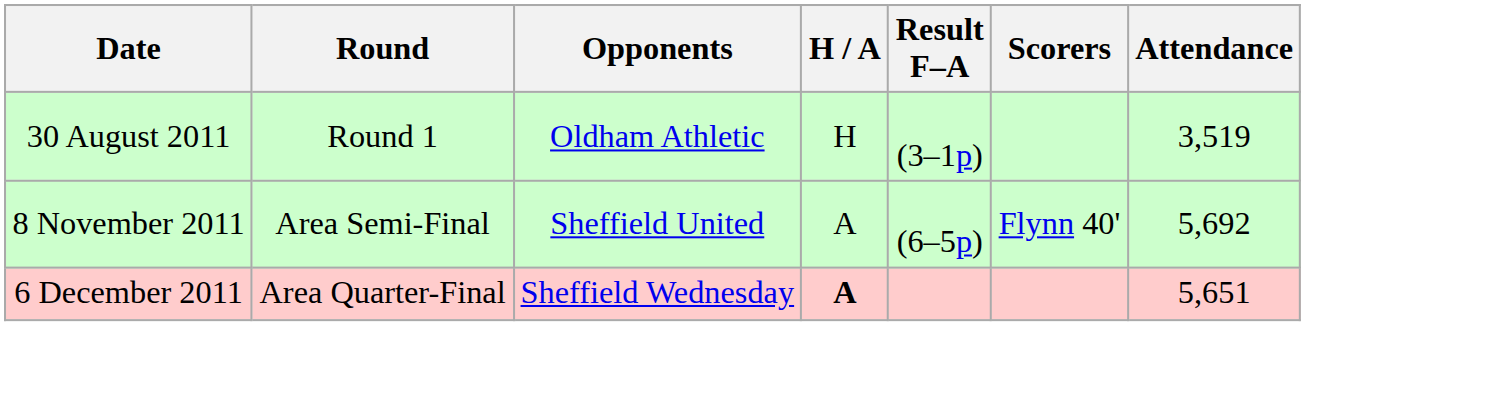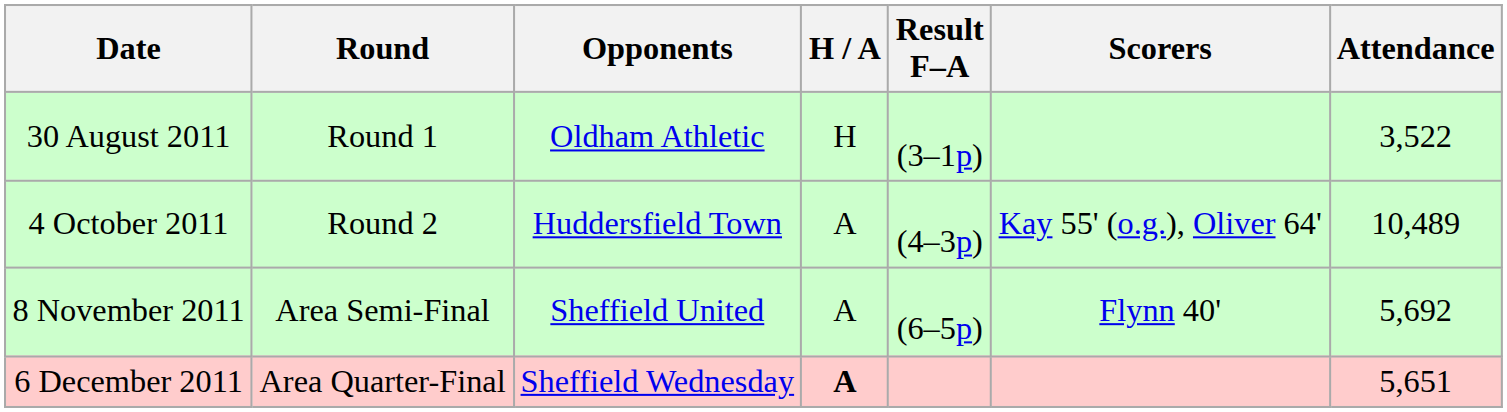(1214, 135) 3,519 -> (1416, 135) 3,522
+ row: (129, 223)
